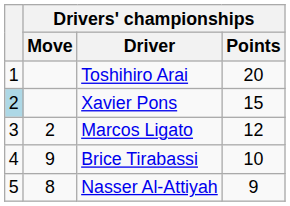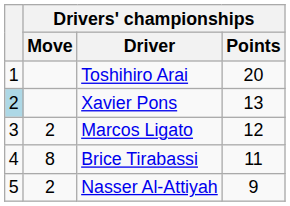(253, 103) 15 -> (253, 103) 13
(50, 159) 9 -> (50, 159) 8
(253, 159) 10 -> (253, 159) 11
(50, 187) 8 -> (50, 187) 2
